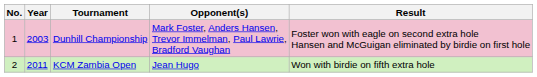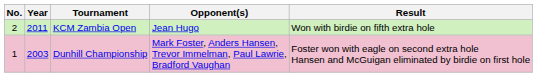rows swapped: (100, 38) <-> (95, 65)
